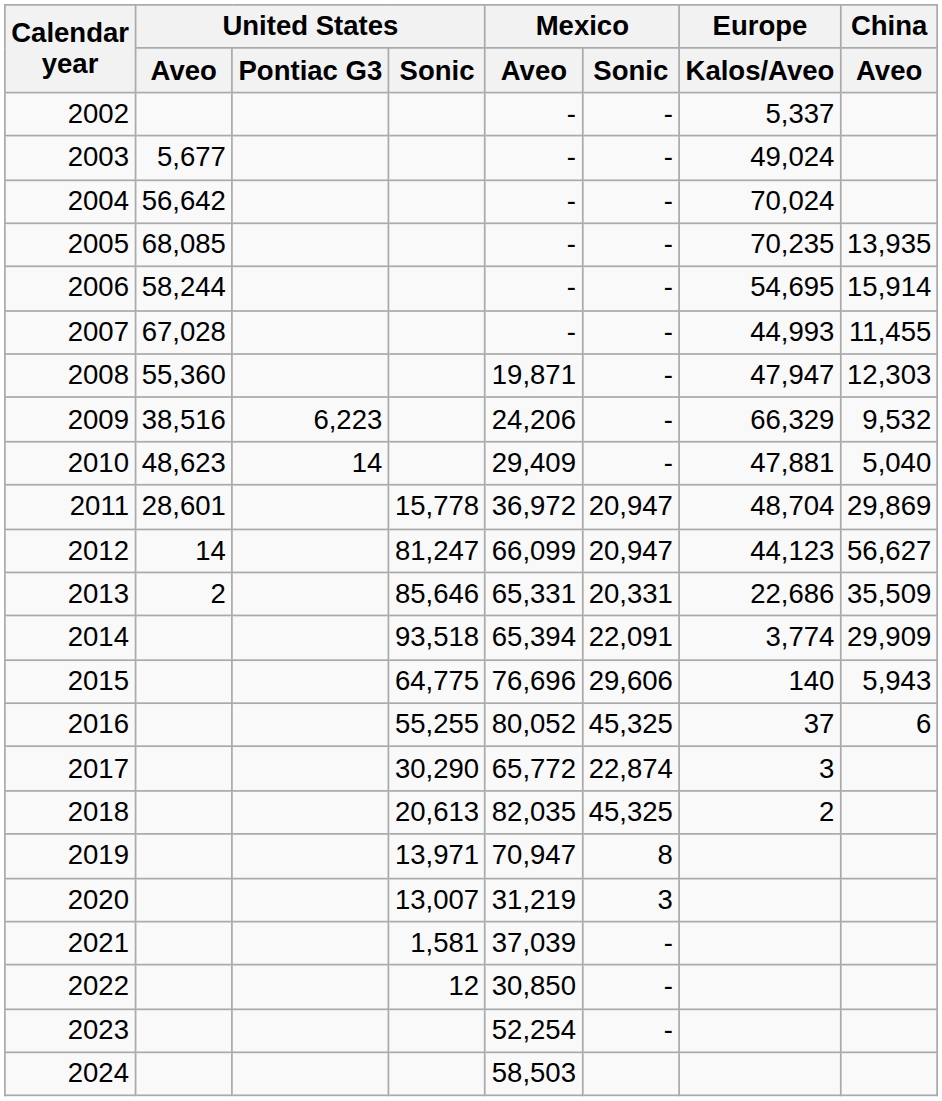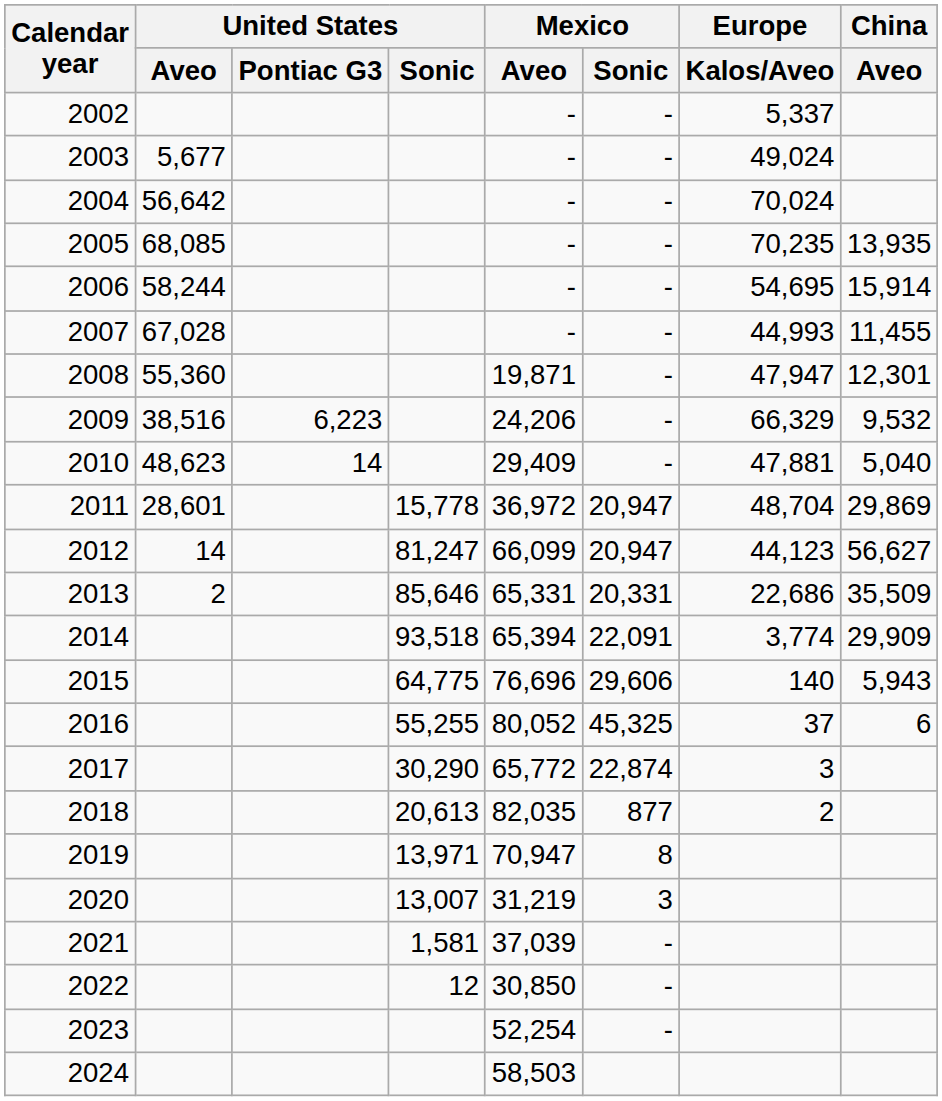(889, 375) 12,303 -> (889, 375) 12,301
(631, 811) 45,325 -> (650, 811) 877
